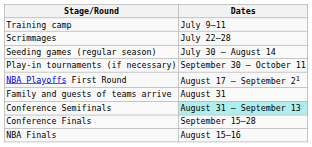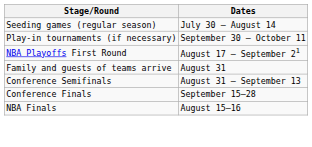- row: (39, 25)
- row: (31, 38)
(241, 108) paleturquoise background -> (241, 81) no background
